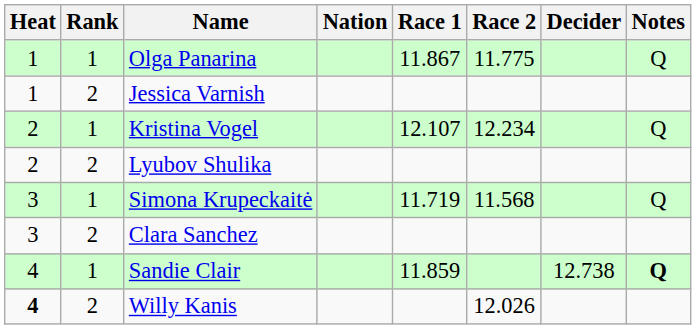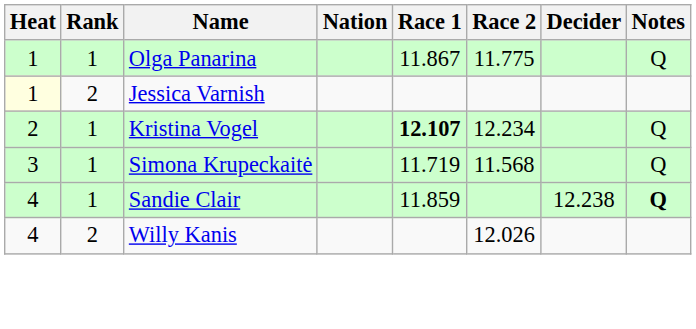(33, 93) no background -> (33, 93) lightyellow background
(430, 128) normal -> (430, 128) bold
- row: (200, 164)
- row: (193, 235)
(584, 270) 12.738 -> (584, 199) 12.238
(33, 306) bold -> (33, 235) normal
